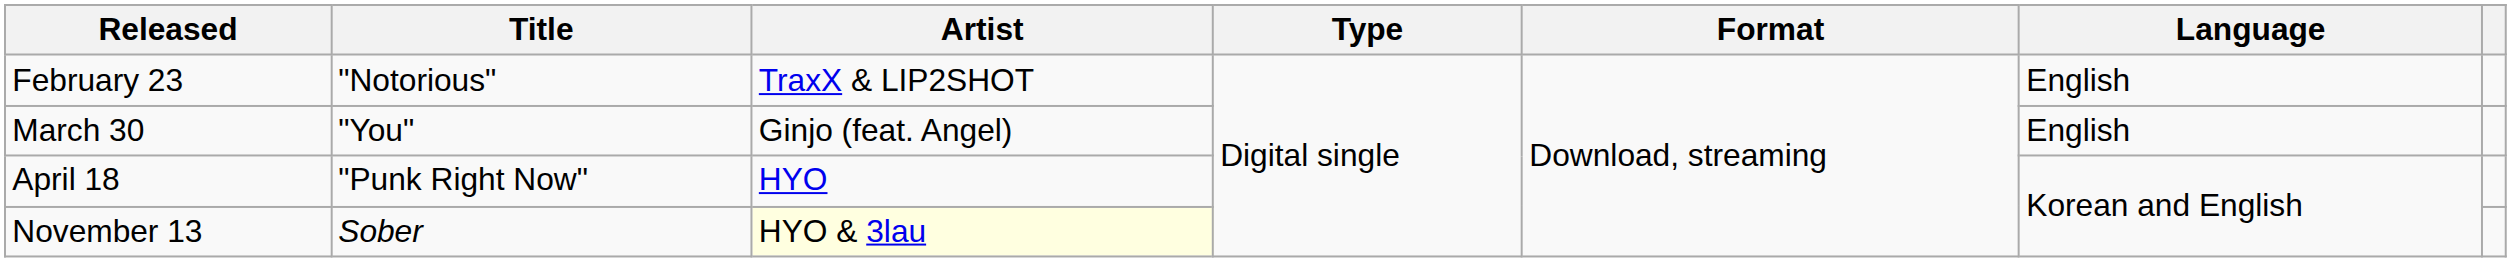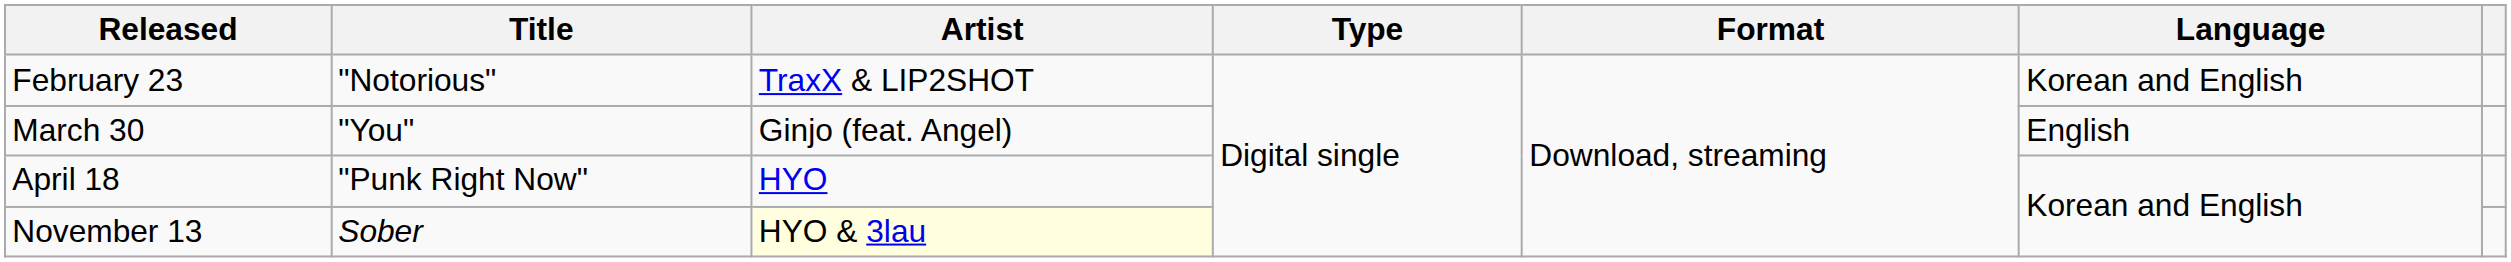(2078, 79) English -> (2165, 79) Korean and English
